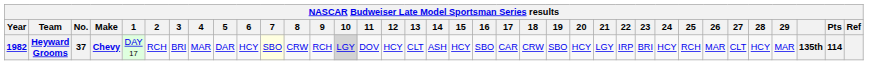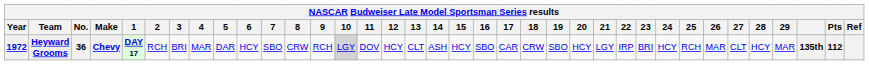(17, 47) 1982 -> (17, 47) 1972
(81, 47) 37 -> (81, 47) 36
(134, 47) normal -> (134, 47) bold
(272, 47) lightyellow background -> (273, 47) no background
(835, 47) 114 -> (835, 47) 112
